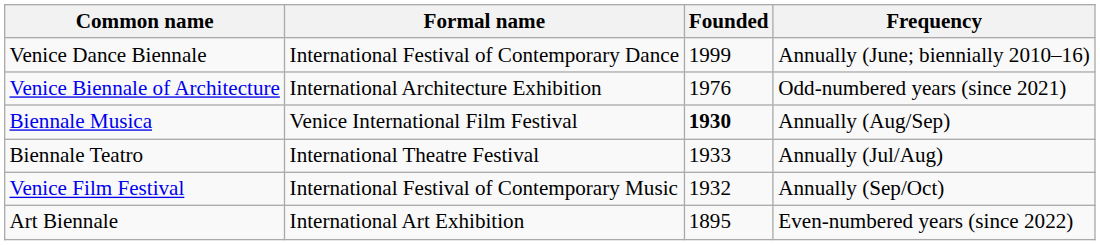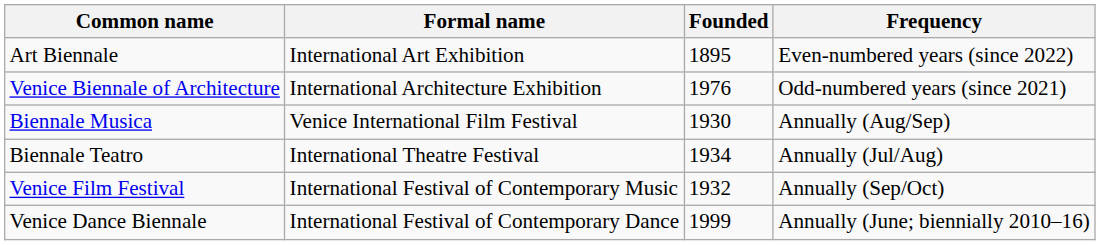rows swapped: (64, 222) <-> (108, 54)
(710, 121) bold -> (710, 121) normal
(710, 155) 1933 -> (710, 155) 1934
